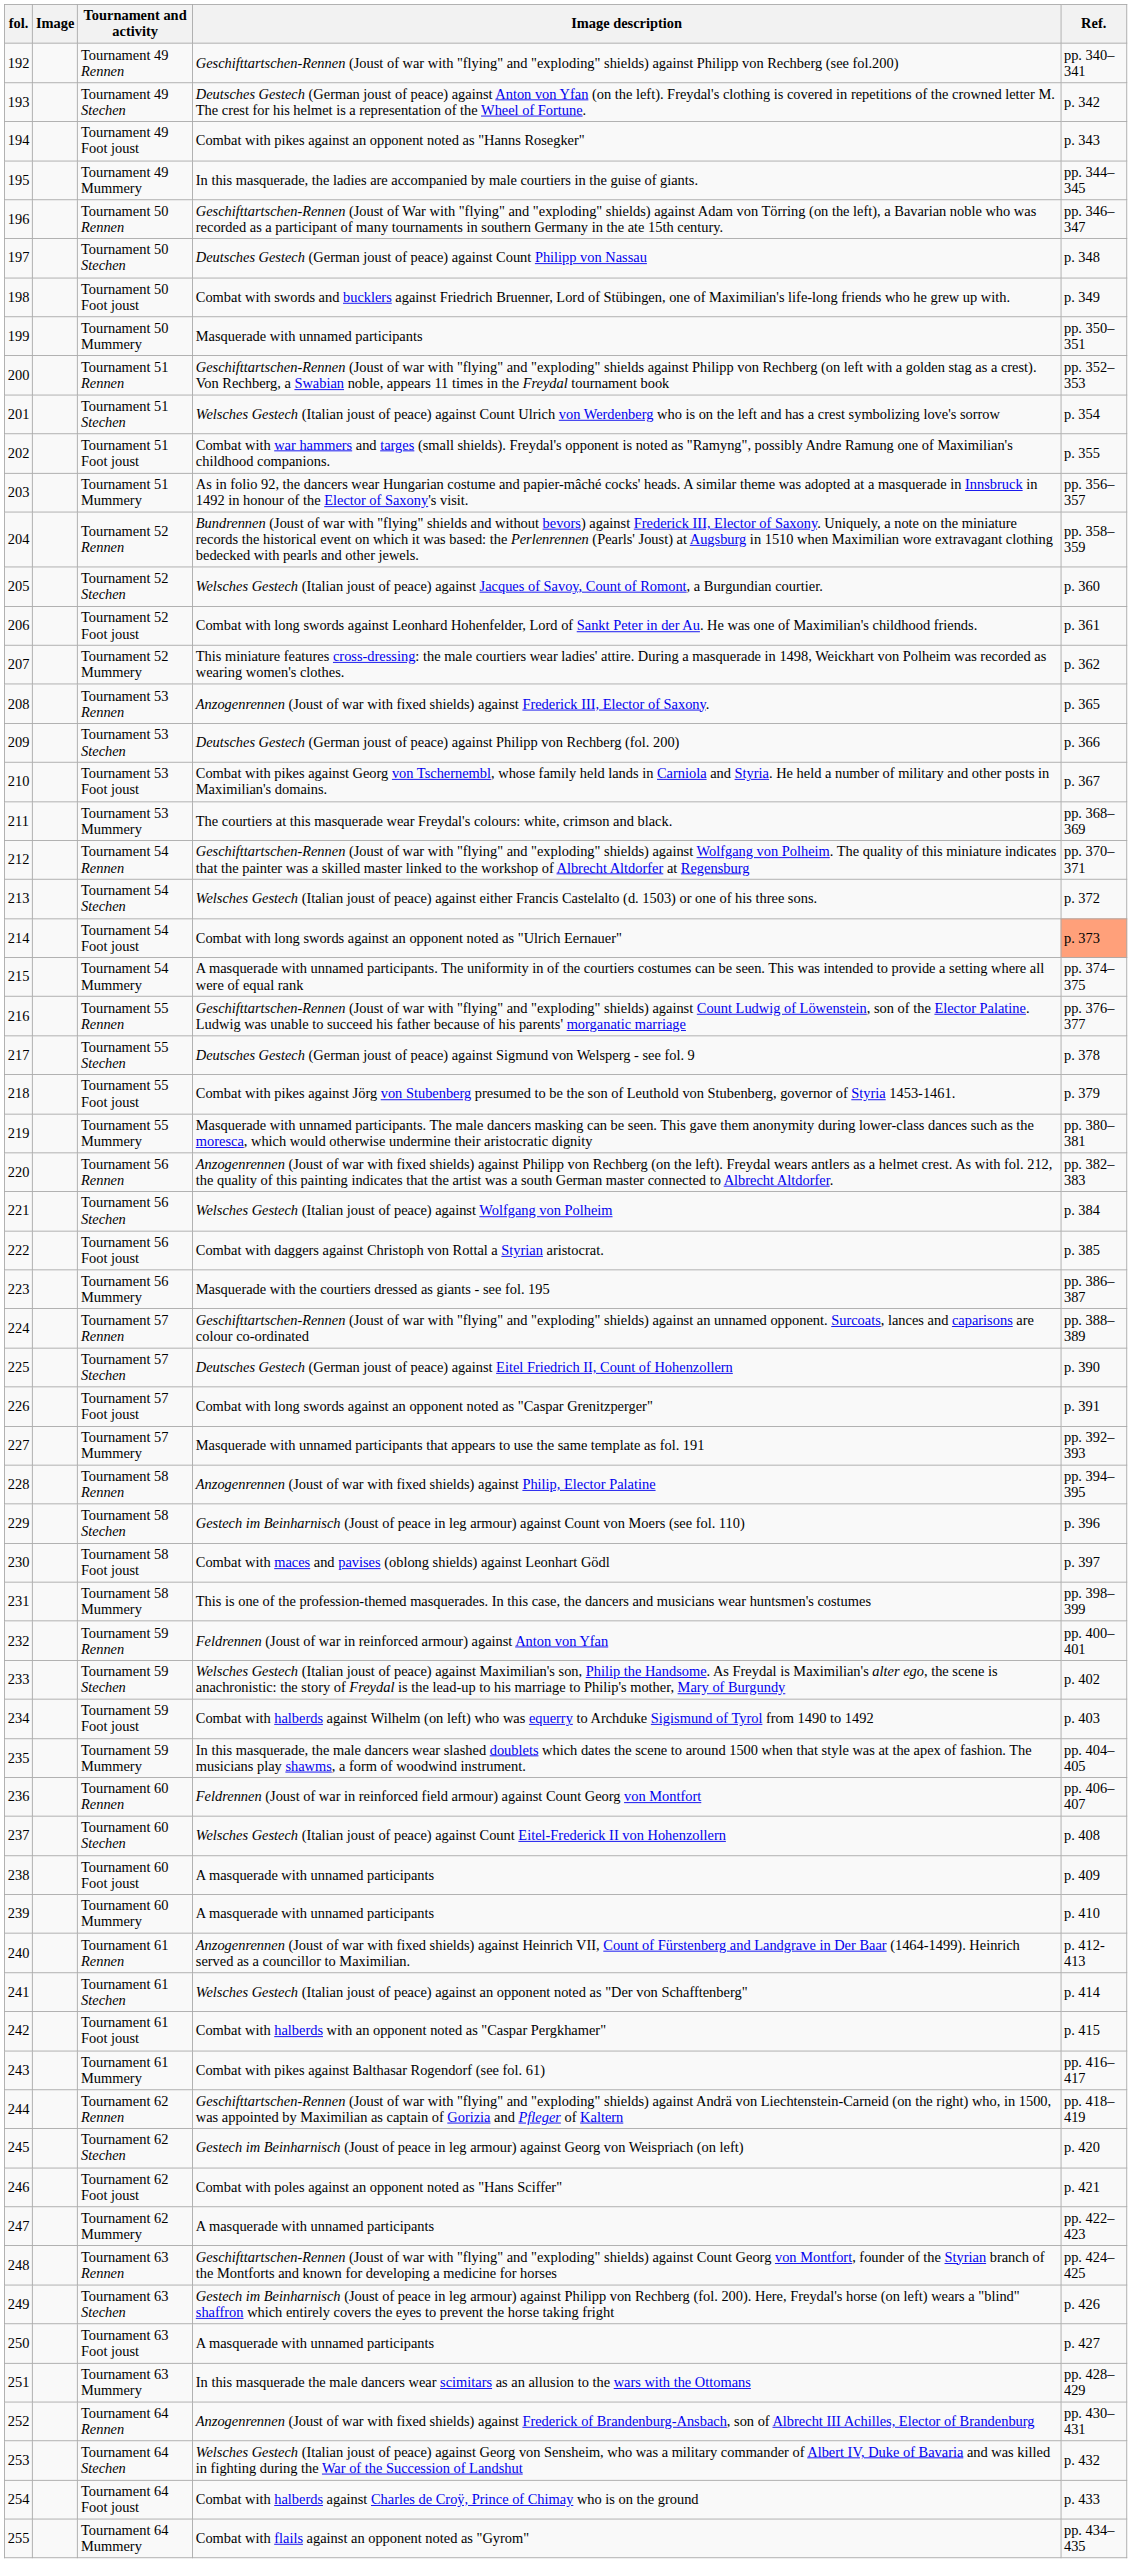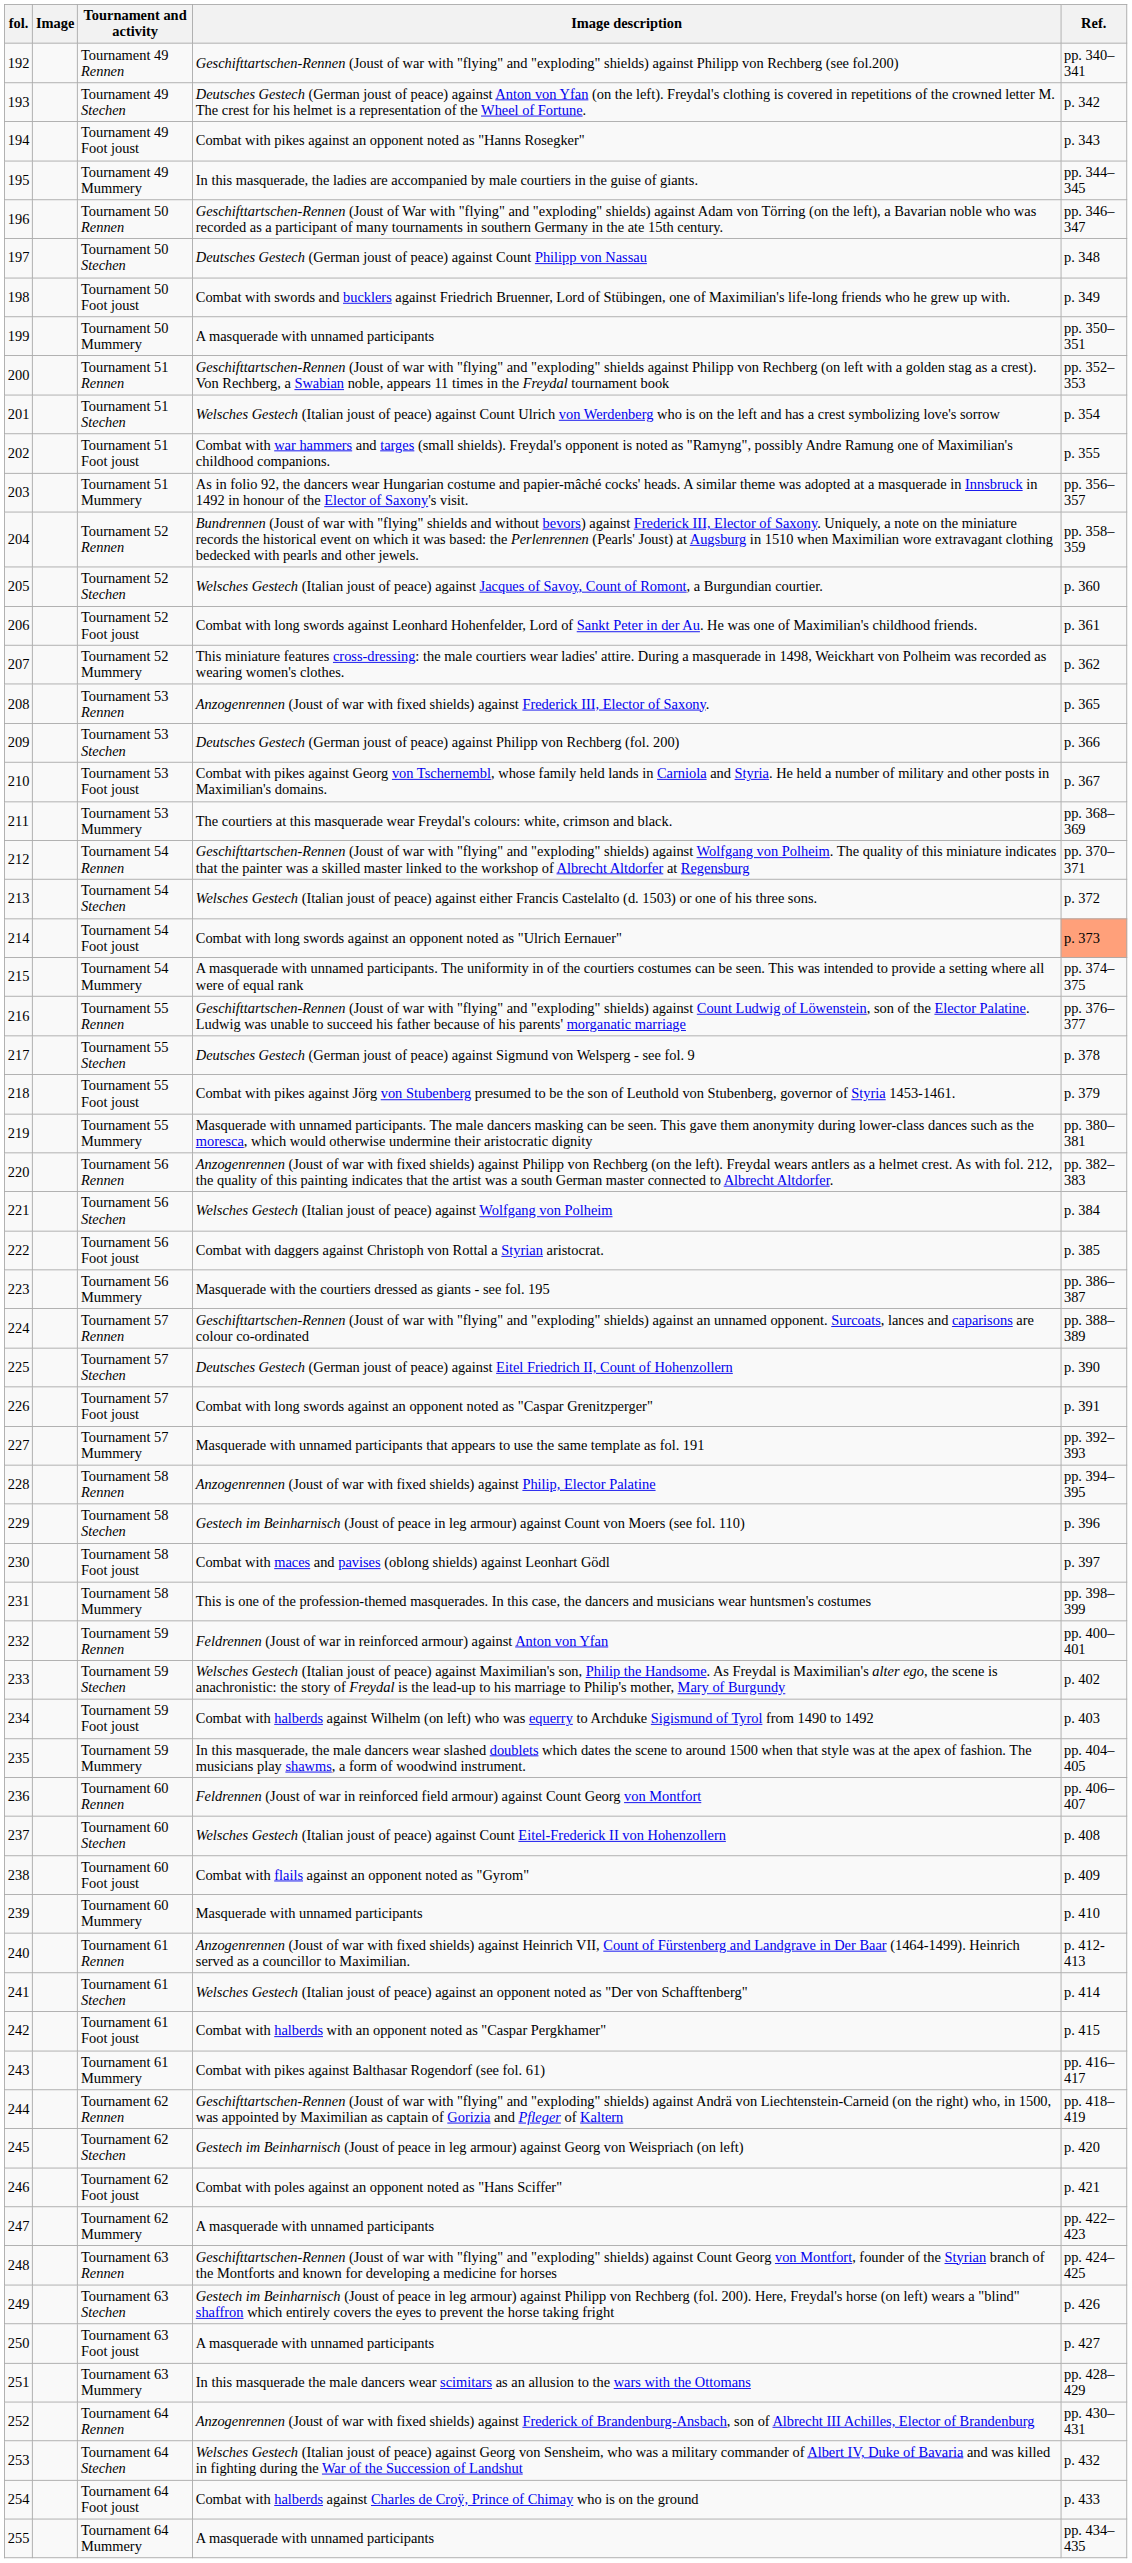(309, 336) Masquerade with unnamed participants -> (315, 336) A masquerade with unnamed participants
(315, 1874) A masquerade with unnamed participants -> (362, 1874) Combat with flails against an opponent noted as "Gyrom"
(315, 1914) A masquerade with unnamed participants -> (309, 1914) Masquerade with unnamed participants
(362, 2538) Combat with flails against an opponent noted as "Gyrom" -> (315, 2538) A masquerade with unnamed participants
